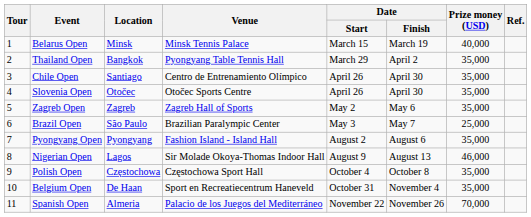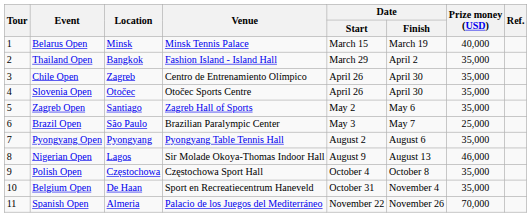(224, 60) Pyongyang Table Tennis Hall -> (221, 60) Fashion Island - Island Hall
(124, 76) Santiago -> (121, 76) Zagreb
(121, 108) Zagreb -> (124, 108) Santiago
(221, 140) Fashion Island - Island Hall -> (224, 140) Pyongyang Table Tennis Hall
